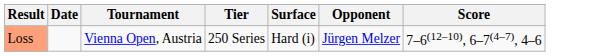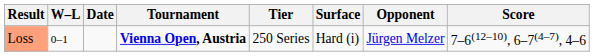+ column: (66, 15)
(143, 38) normal -> (183, 38) bold
